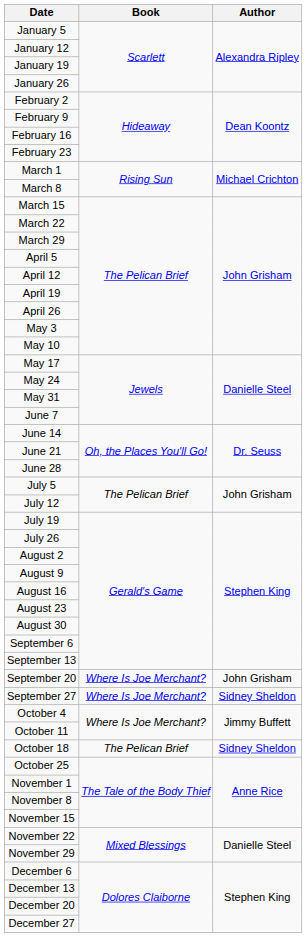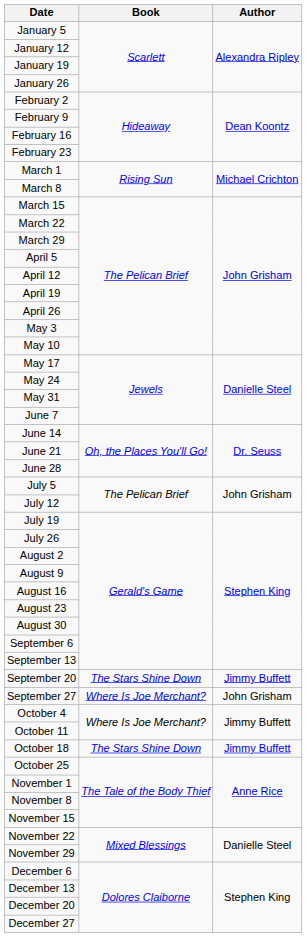(146, 678) Where Is Joe Merchant? -> (146, 678) The Stars Shine Down
(257, 678) John Grisham -> (257, 678) Jimmy Buffett
(257, 696) Sidney Sheldon -> (257, 696) John Grisham
(146, 748) The Pelican Brief -> (146, 748) The Stars Shine Down
(257, 748) Sidney Sheldon -> (257, 748) Jimmy Buffett
